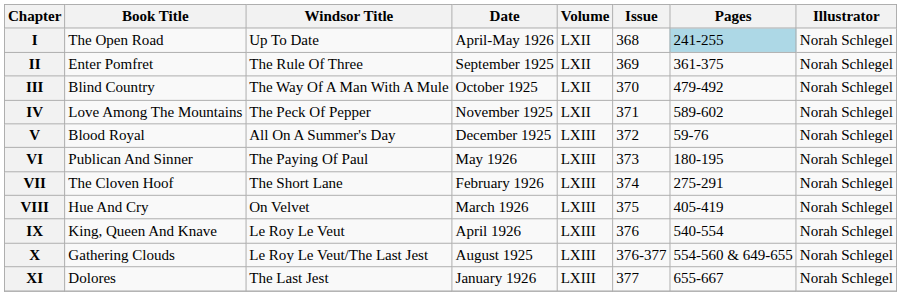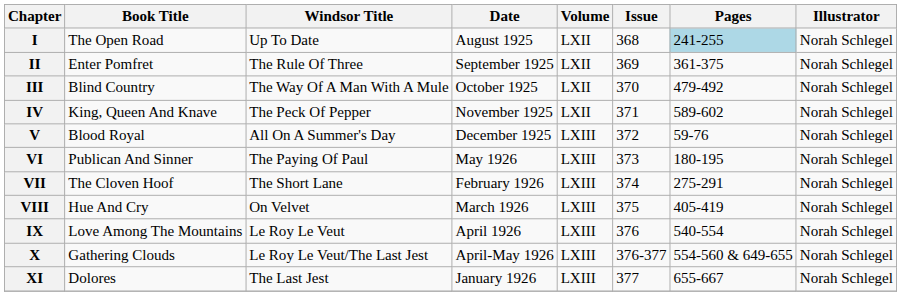(505, 40) April-May 1926 -> (494, 40) August 1925
(155, 111) Love Among The Mountains -> (143, 111) King, Queen And Knave
(143, 231) King, Queen And Knave -> (155, 231) Love Among The Mountains
(494, 254) August 1925 -> (505, 254) April-May 1926
